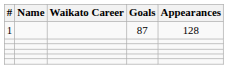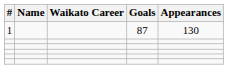(191, 30) 128 -> (191, 30) 130
